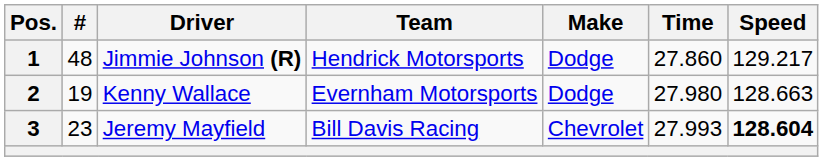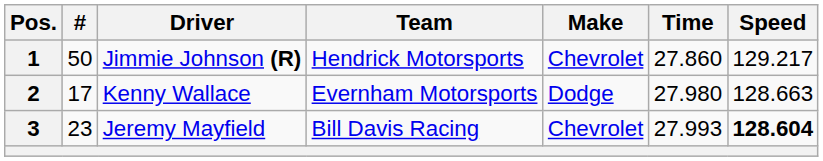(80, 58) 48 -> (80, 58) 50
(581, 58) Dodge -> (596, 58) Chevrolet
(80, 93) 19 -> (80, 93) 17
